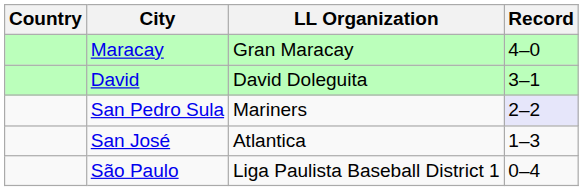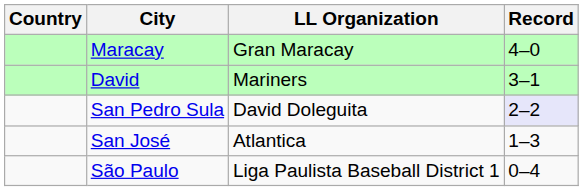(300, 79) David Doleguita -> (270, 79) Mariners
(270, 110) Mariners -> (300, 110) David Doleguita
